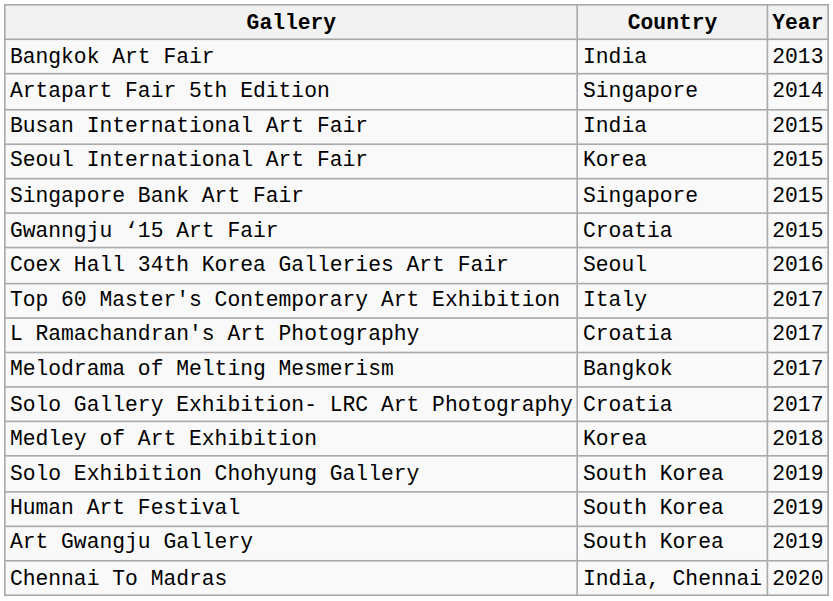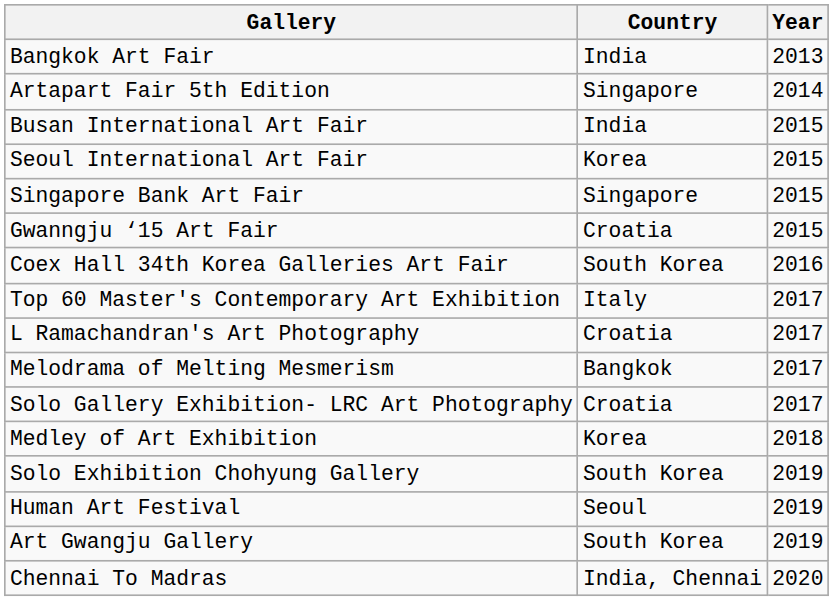(615, 265) Seoul -> (653, 265) South Korea
(653, 509) South Korea -> (615, 509) Seoul
